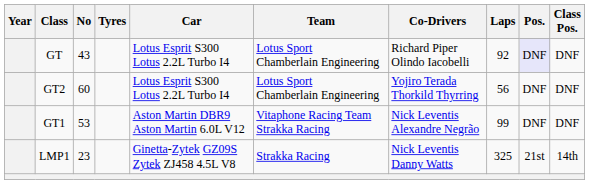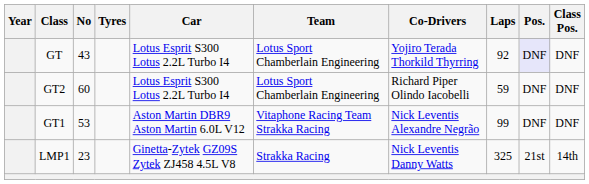(430, 55) Richard Piper Olindo Iacobelli -> (435, 55) Yojiro Terada Thorkild Thyrring
(435, 89) Yojiro Terada Thorkild Thyrring -> (430, 89) Richard Piper Olindo Iacobelli
(503, 89) 56 -> (503, 89) 59
